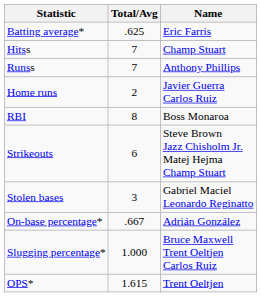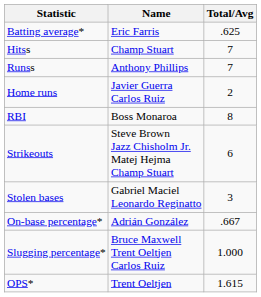columns swapped: (208, 13) <-> (134, 13)
